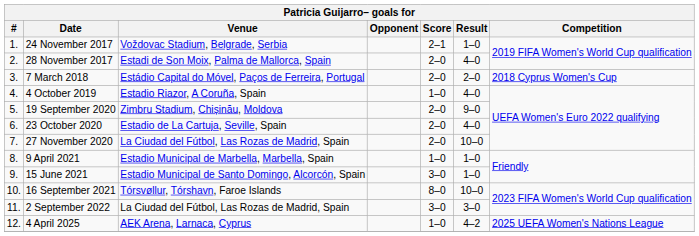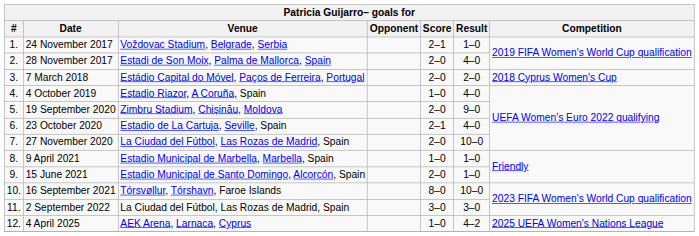(437, 126) 2–0 -> (437, 126) 2–1
(437, 175) 3–0 -> (437, 175) 2–0
